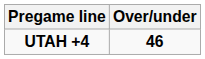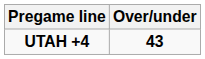(155, 41) 46 -> (155, 41) 43
